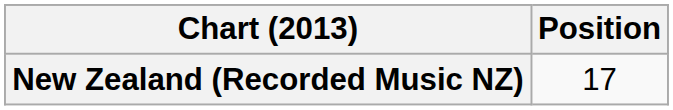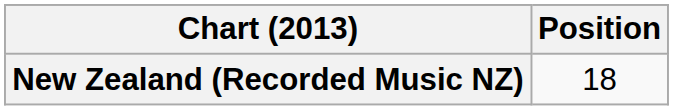(599, 78) 17 -> (599, 78) 18
